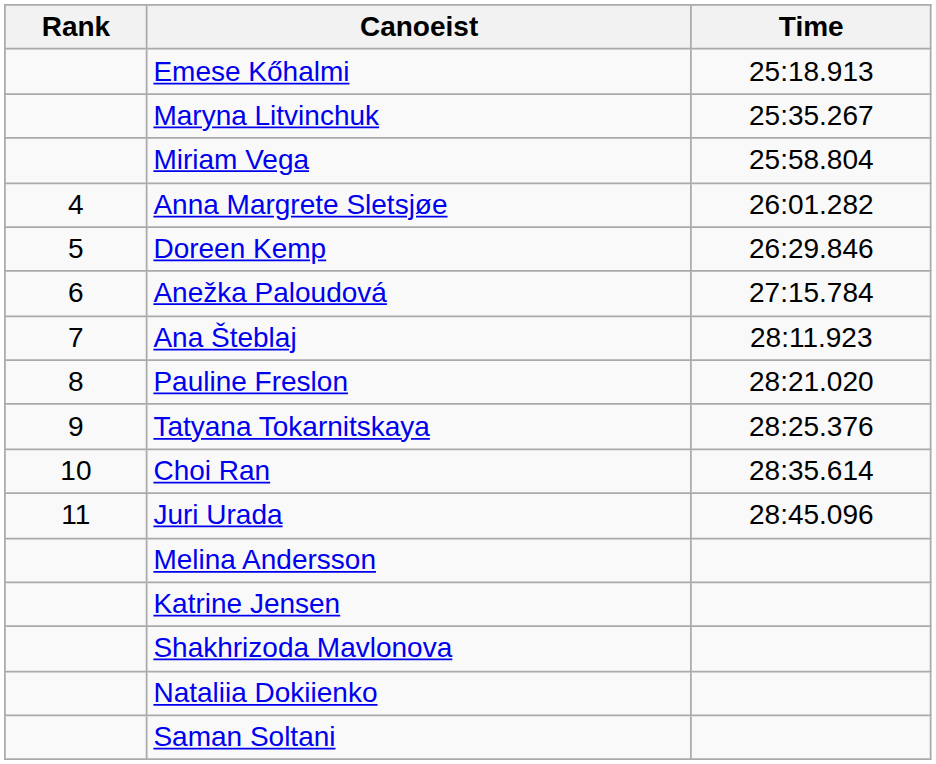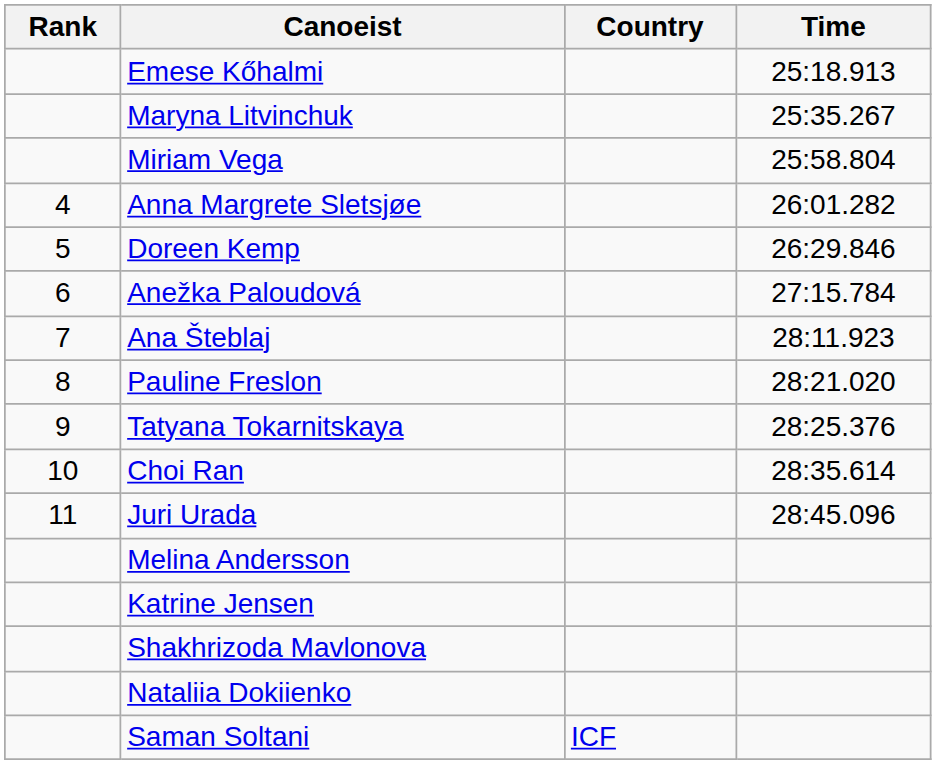+ column: (650, 26)
